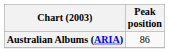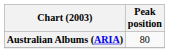(145, 39) 86 -> (145, 39) 80
